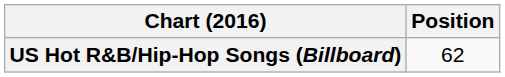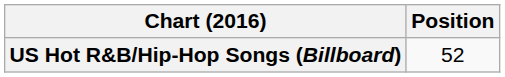(453, 54) 62 -> (453, 54) 52
